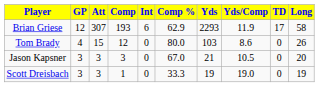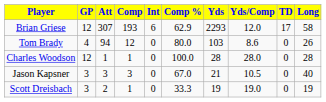(246, 27) 11.9 -> (252, 27) 12.0
(98, 43) 15 -> (105, 43) 94
+ row: (41, 58)
(301, 58) 20 -> (308, 74) 40
(98, 74) 3 -> (105, 89) 2
